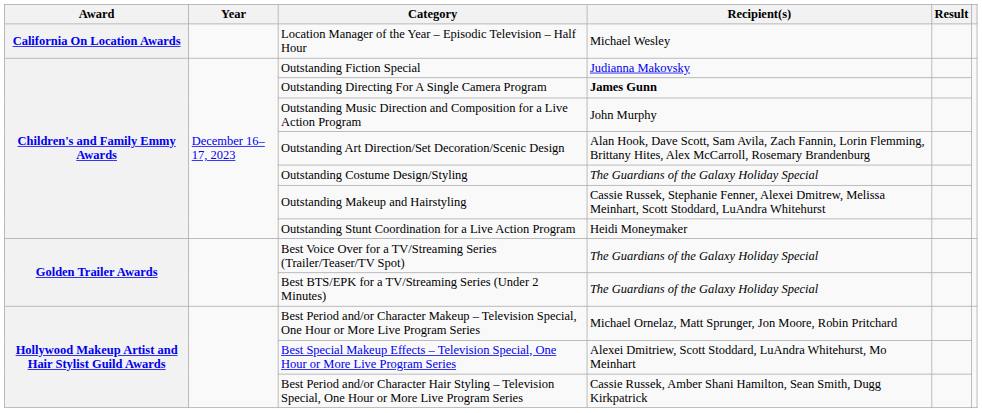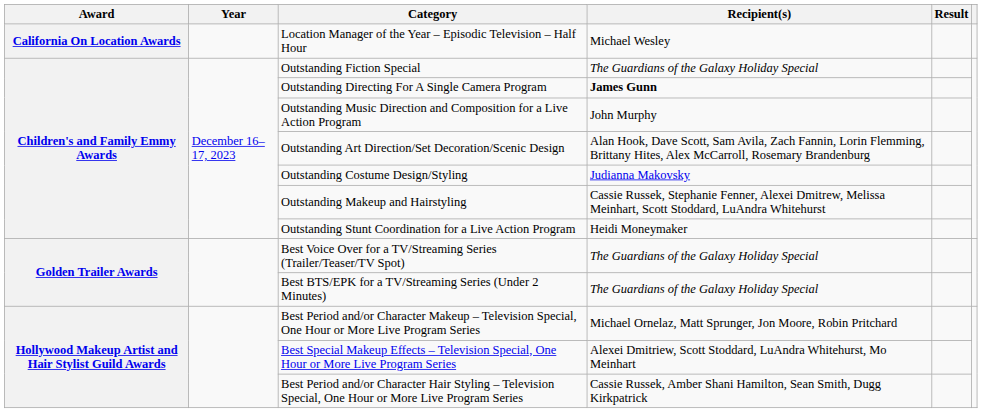(640, 68) Judianna Makovsky -> (704, 68) The Guardians of the Galaxy Holiday Special
(704, 175) The Guardians of the Galaxy Holiday Special -> (640, 175) Judianna Makovsky
